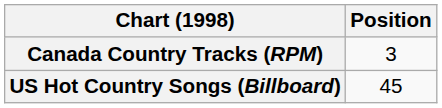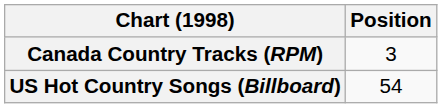(391, 86) 45 -> (391, 86) 54
